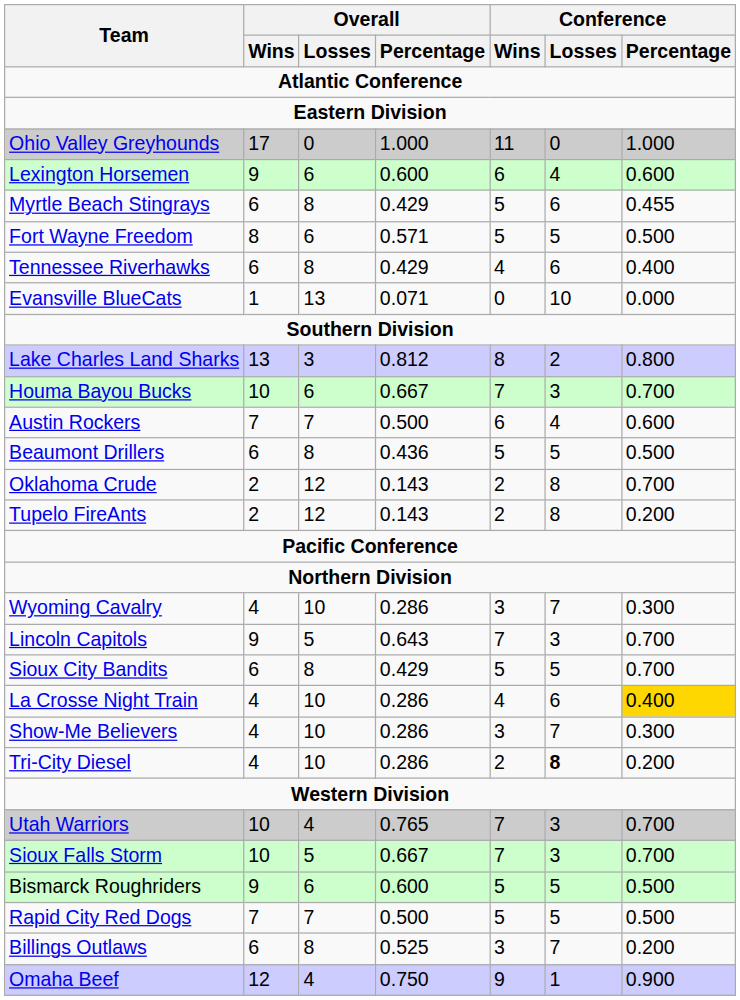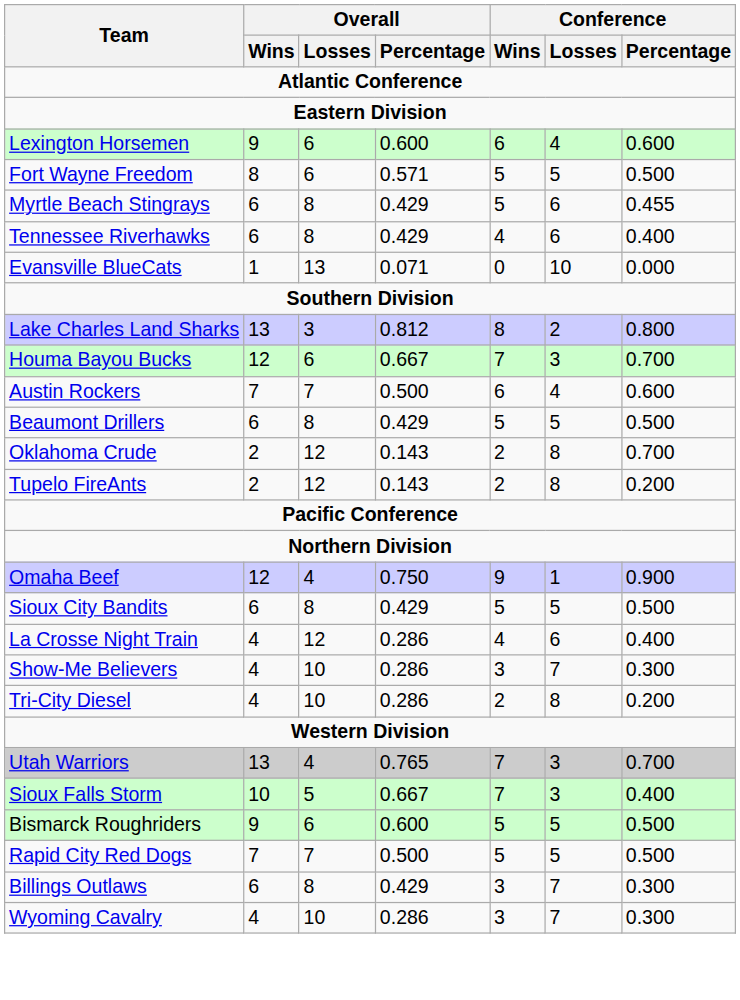- row: (114, 143)
rows swapped: (101, 236) <-> (109, 205)
(259, 391) 10 -> (259, 360) 12
(404, 453) 0.436 -> (404, 422) 0.429
rows swapped: (64, 979) <-> (85, 608)
- row: (78, 639)
(650, 670) 0.700 -> (650, 608) 0.500
(314, 701) 10 -> (314, 639) 12
(650, 701) gold background -> (650, 639) no background
(555, 762) bold -> (555, 701) normal
(259, 824) 10 -> (259, 762) 13
(650, 855) 0.700 -> (650, 793) 0.400
(404, 948) 0.525 -> (404, 886) 0.429
(650, 948) 0.200 -> (650, 886) 0.300
